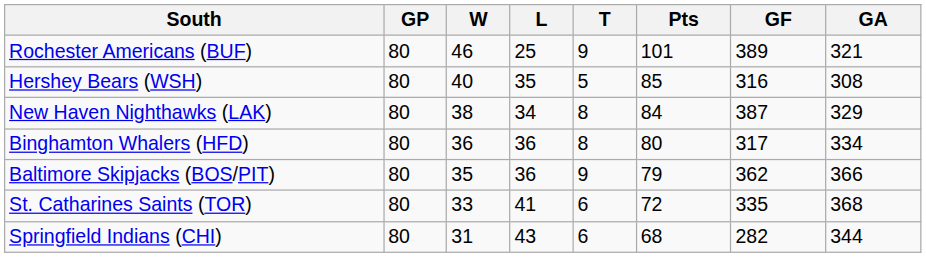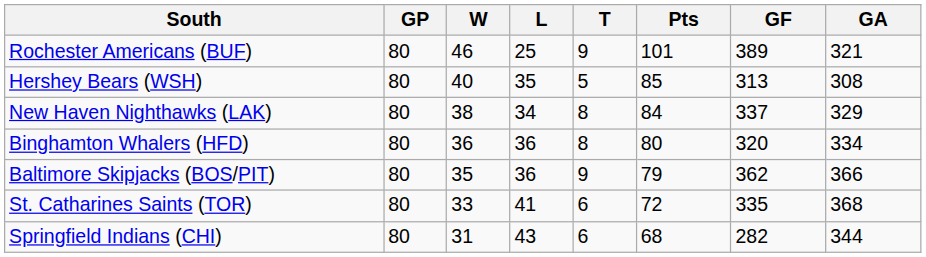(752, 81) 316 -> (752, 81) 313
(752, 112) 387 -> (752, 112) 337
(752, 143) 317 -> (752, 143) 320
